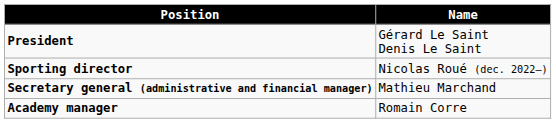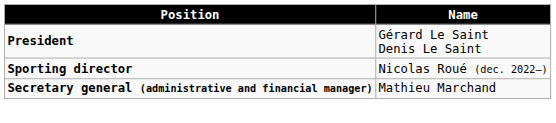- row: (63, 108)
